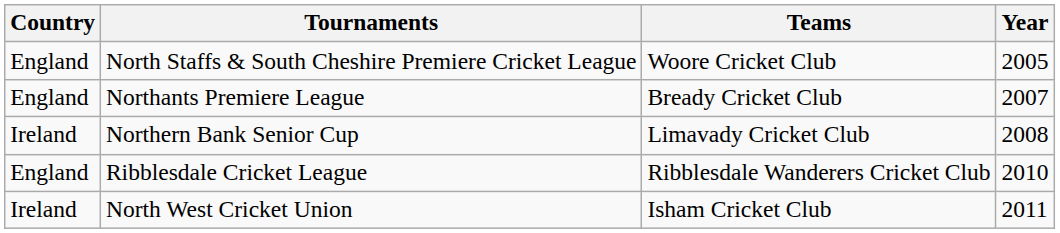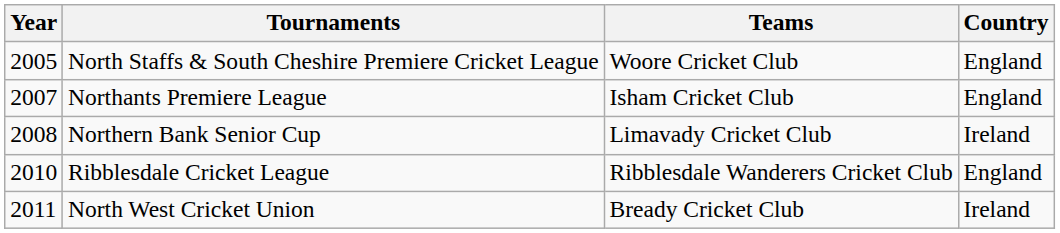columns swapped: (1025, 23) <-> (53, 23)
(745, 97) Bready Cricket Club -> (702, 97) Isham Cricket Club
(739, 209) Isham Cricket Club -> (707, 209) Bready Cricket Club
